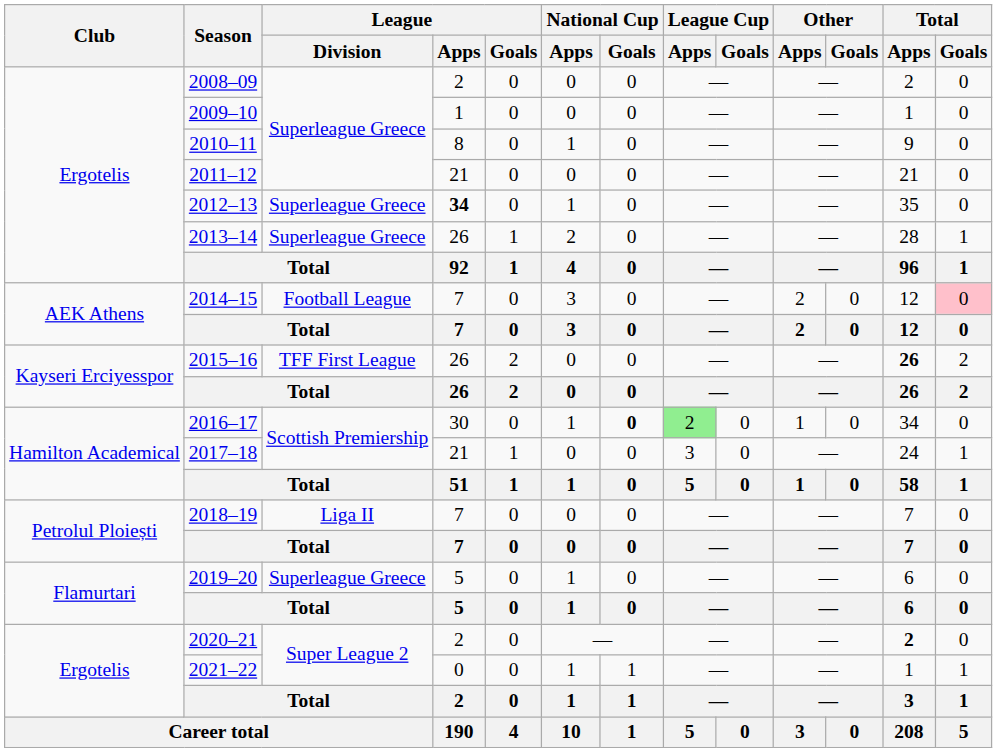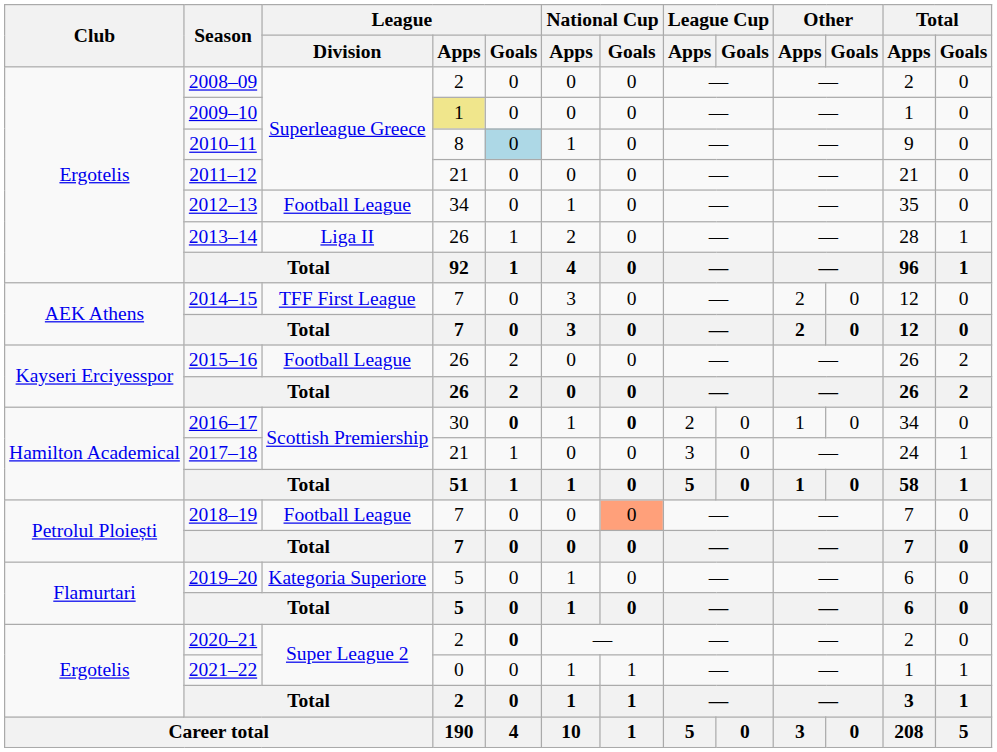(459, 112) no background -> (459, 112) khaki background
(514, 143) no background -> (514, 143) lightblue background
(347, 205) Superleague Greece -> (347, 205) Football League
(459, 205) bold -> (459, 205) normal
(347, 236) Superleague Greece -> (347, 236) Liga II
(347, 298) Football League -> (347, 298) TFF First League
(964, 298) pink background -> (964, 298) no background
(347, 360) TFF First League -> (347, 360) Football League
(909, 360) bold -> (909, 360) normal
(514, 422) normal -> (514, 422) bold
(690, 422) lightgreen background -> (690, 422) no background
(347, 515) Liga II -> (347, 515) Football League
(632, 515) no background -> (632, 515) lightsalmon background
(347, 577) Superleague Greece -> (347, 577) Kategoria Superiore
(514, 639) normal -> (514, 639) bold
(909, 639) bold -> (909, 639) normal
